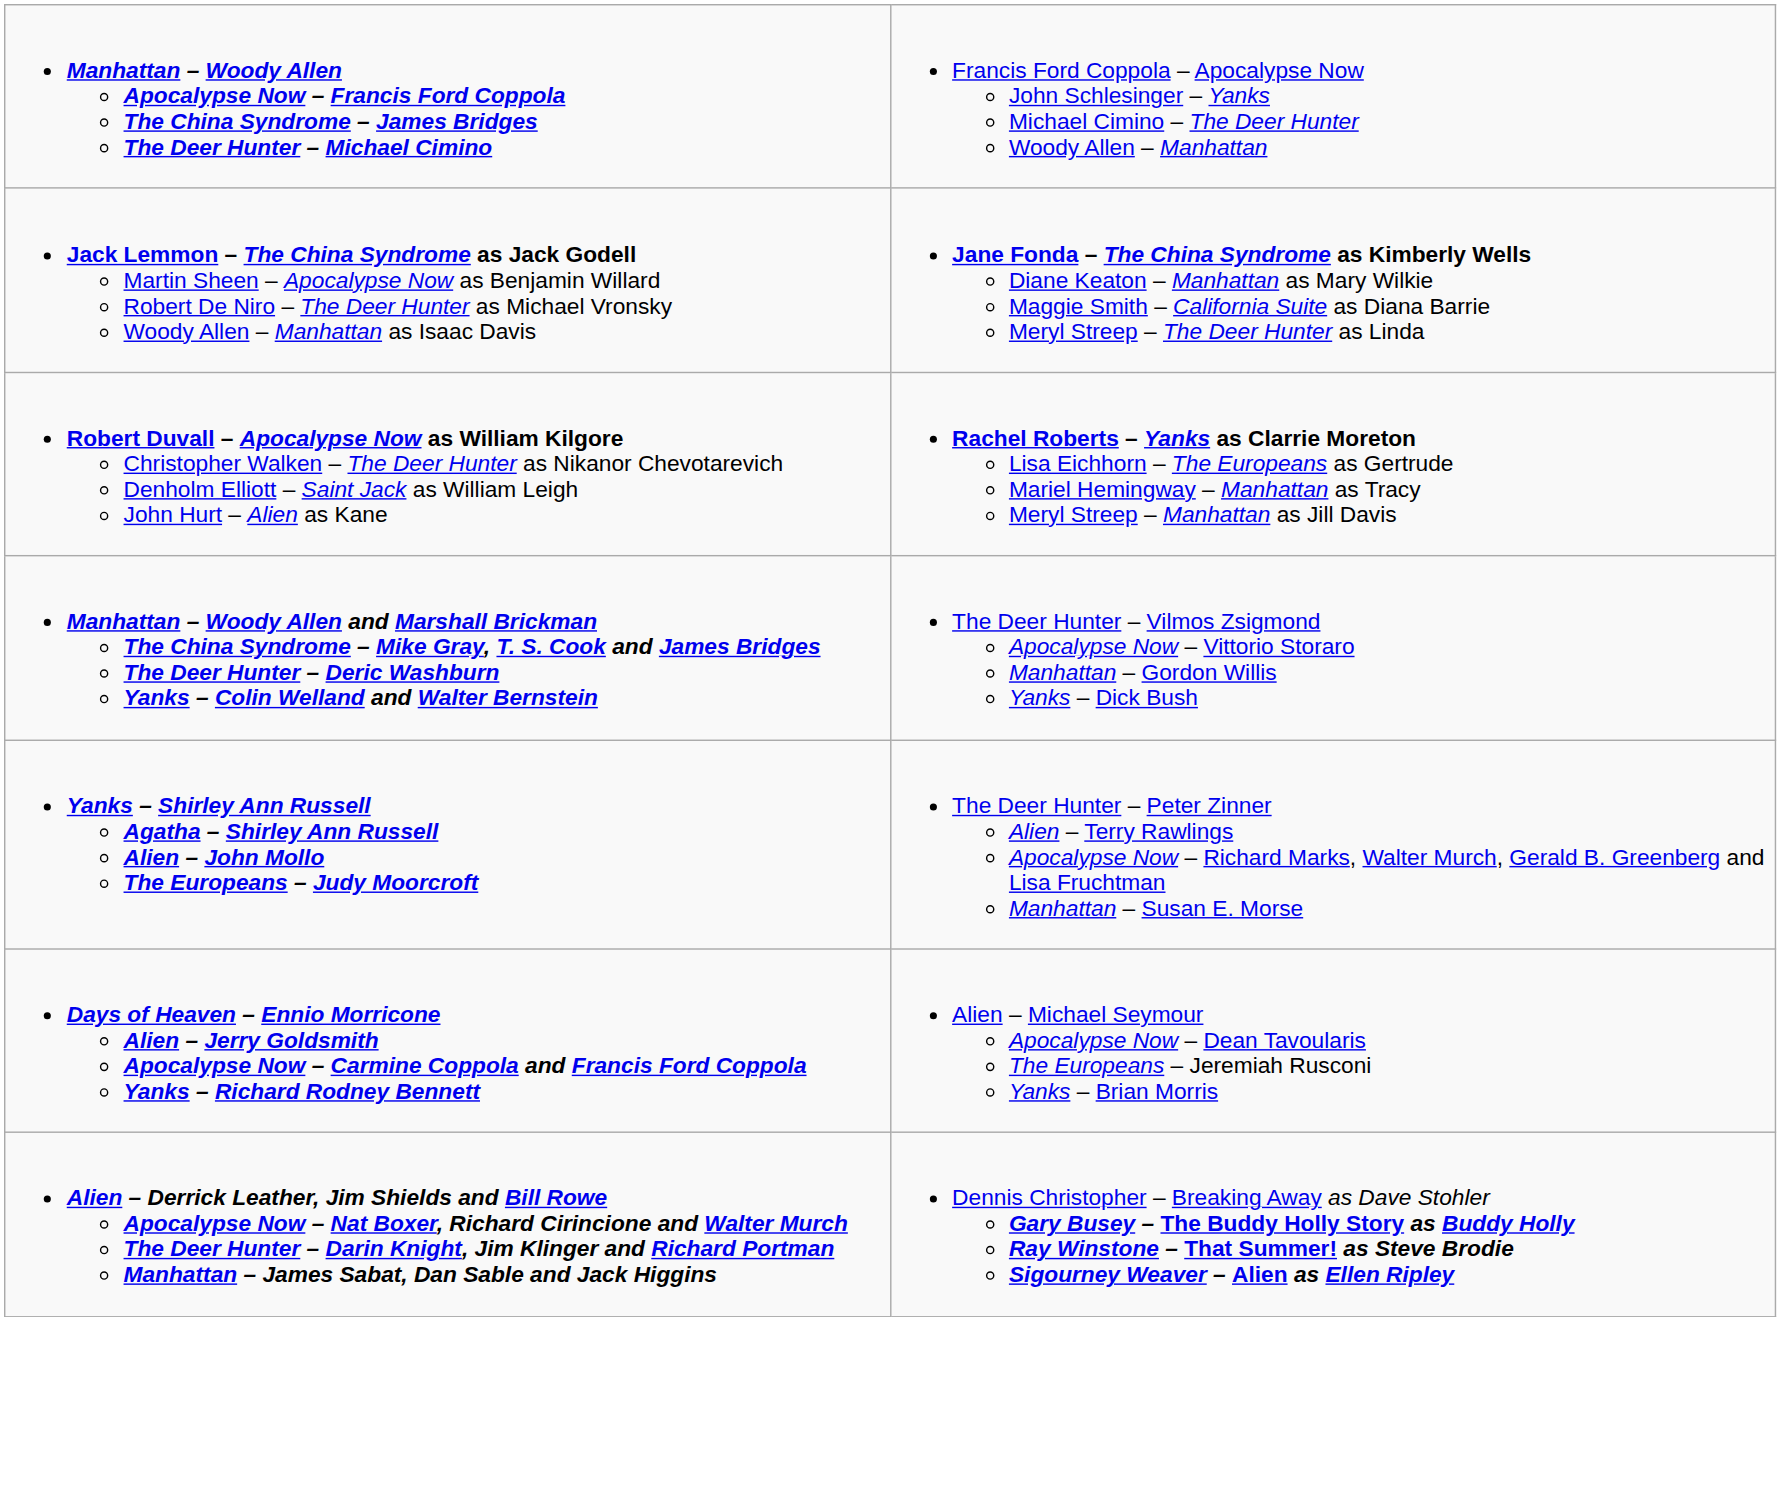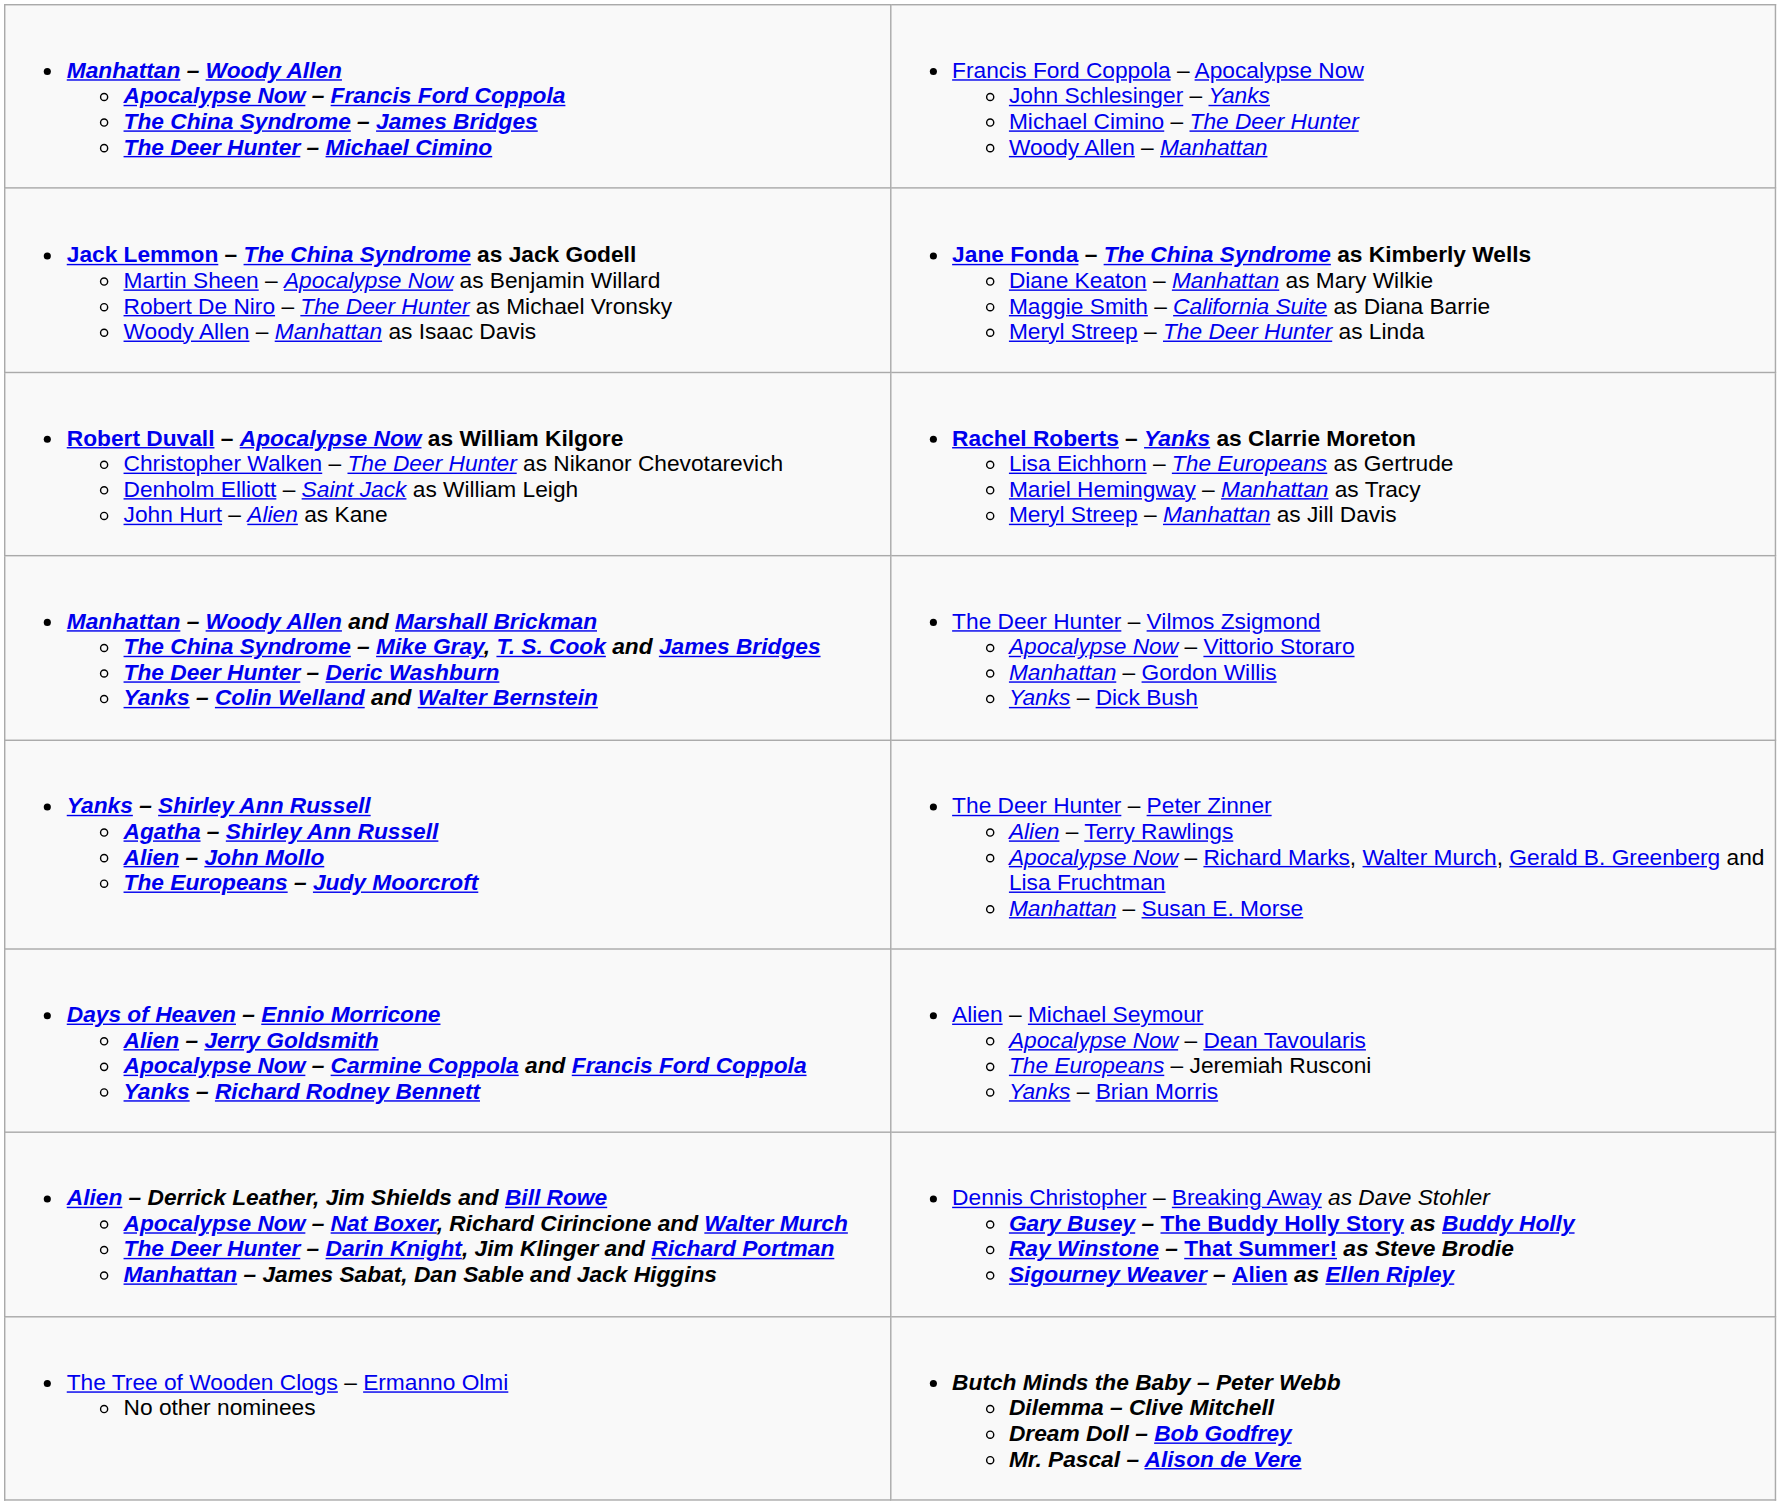+ row: (447, 1395)
